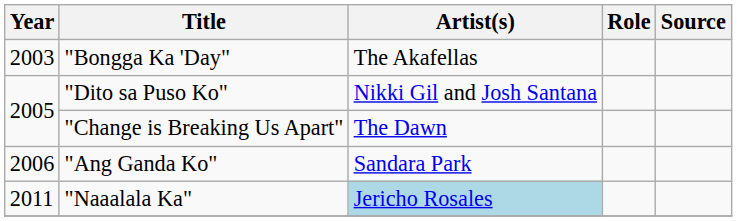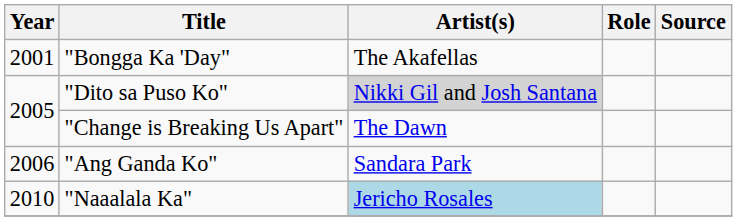(32, 57) 2003 -> (32, 57) 2001
(475, 92) no background -> (475, 92) lightgrey background
(32, 198) 2011 -> (32, 198) 2010
